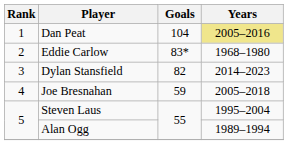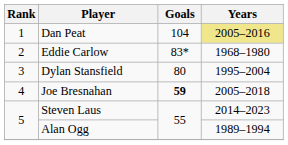(180, 71) 82 -> (180, 71) 80
(242, 71) 2014–2023 -> (242, 71) 1995–2004
(180, 91) normal -> (180, 91) bold
(242, 110) 1995–2004 -> (242, 110) 2014–2023
